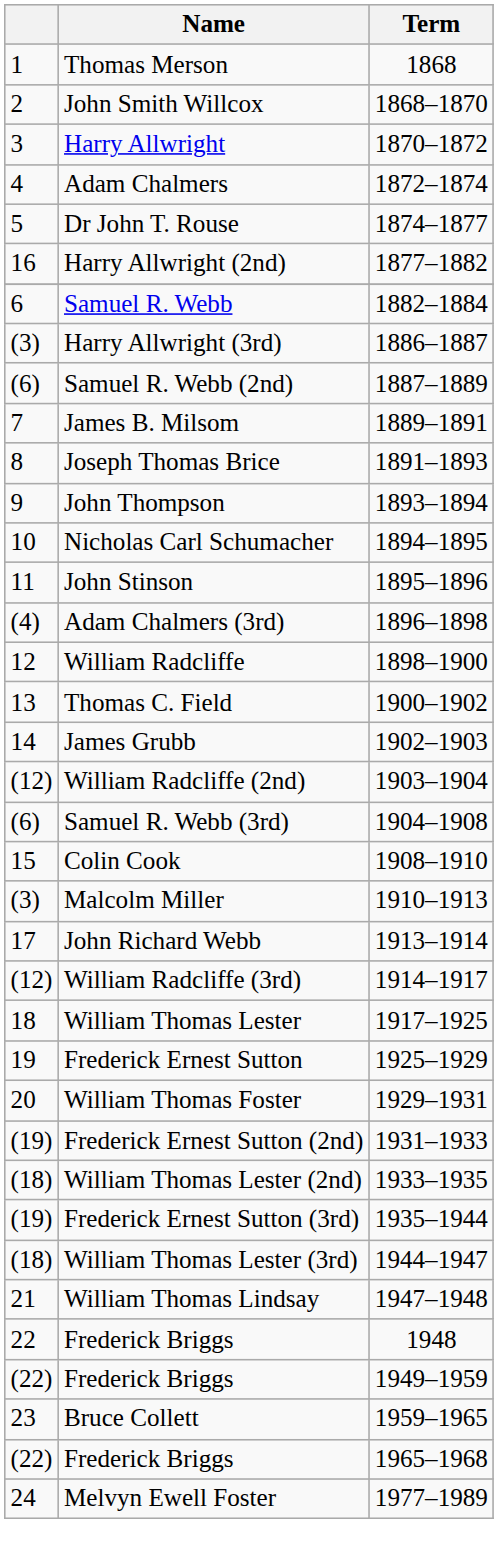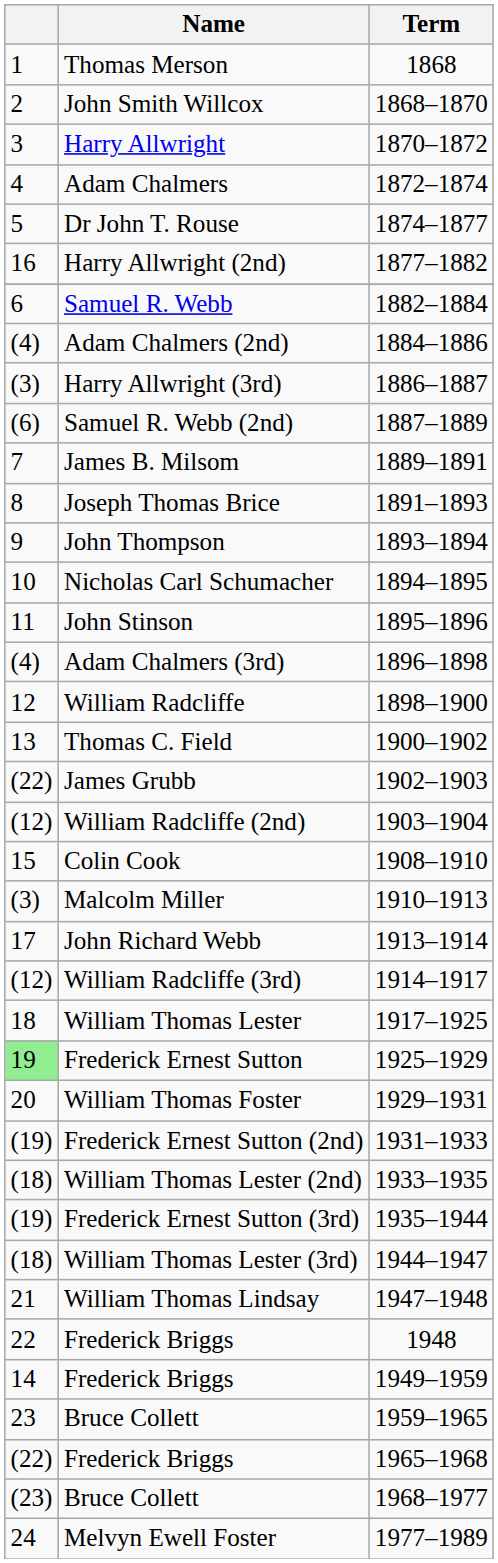+ row: (176, 343)
(23, 741) 14 -> (31, 781) (22)
- row: (176, 821)
(23, 1060) no background -> (23, 1060) lightgreen background
(31, 1378) (22) -> (23, 1378) 14
+ row: (131, 1498)
